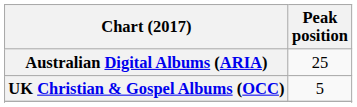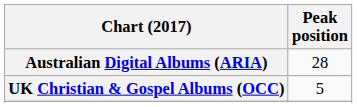(320, 62) 25 -> (320, 62) 28
